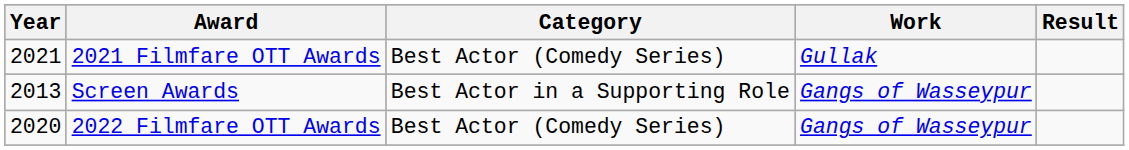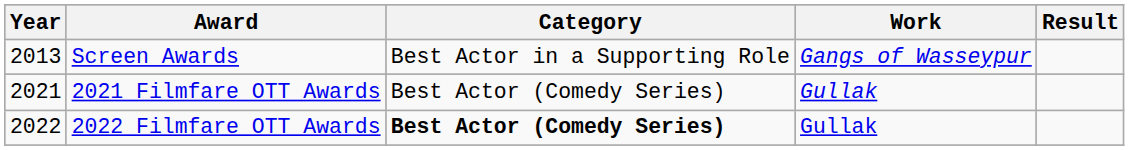rows swapped: (155, 92) <-> (226, 57)
(36, 127) 2020 -> (36, 127) 2022
(558, 127) normal -> (558, 127) bold
(916, 127) Gangs of Wasseypur -> (839, 127) Gullak
